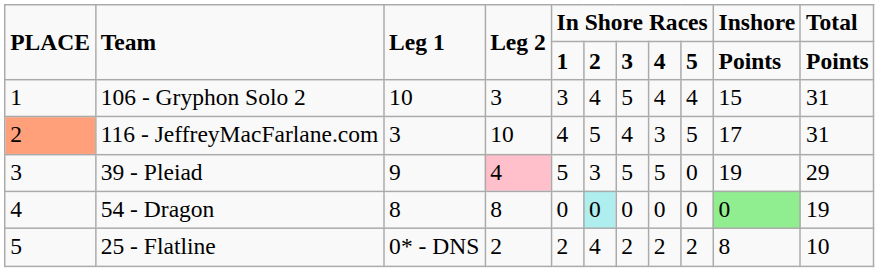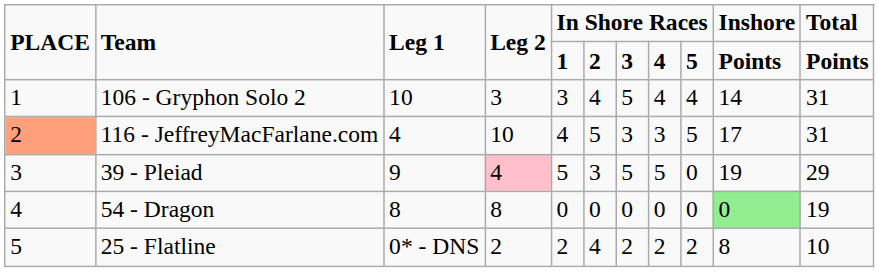(730, 97) 15 -> (730, 97) 14
(395, 135) 3 -> (395, 135) 4
(627, 135) 4 -> (627, 135) 3
(595, 209) paleturquoise background -> (595, 209) no background
